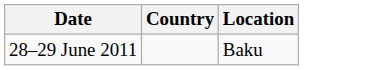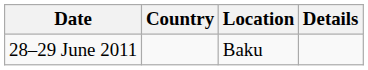+ column: (331, 19)
